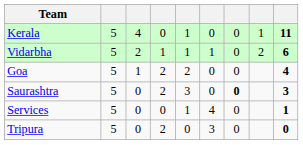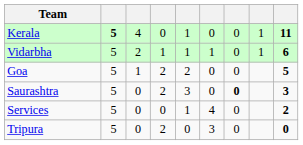(113, 33) normal -> (113, 33) bold
(261, 52) 2 -> (261, 52) 1
(286, 71) 4 -> (286, 71) 5
(286, 110) 1 -> (286, 110) 2
